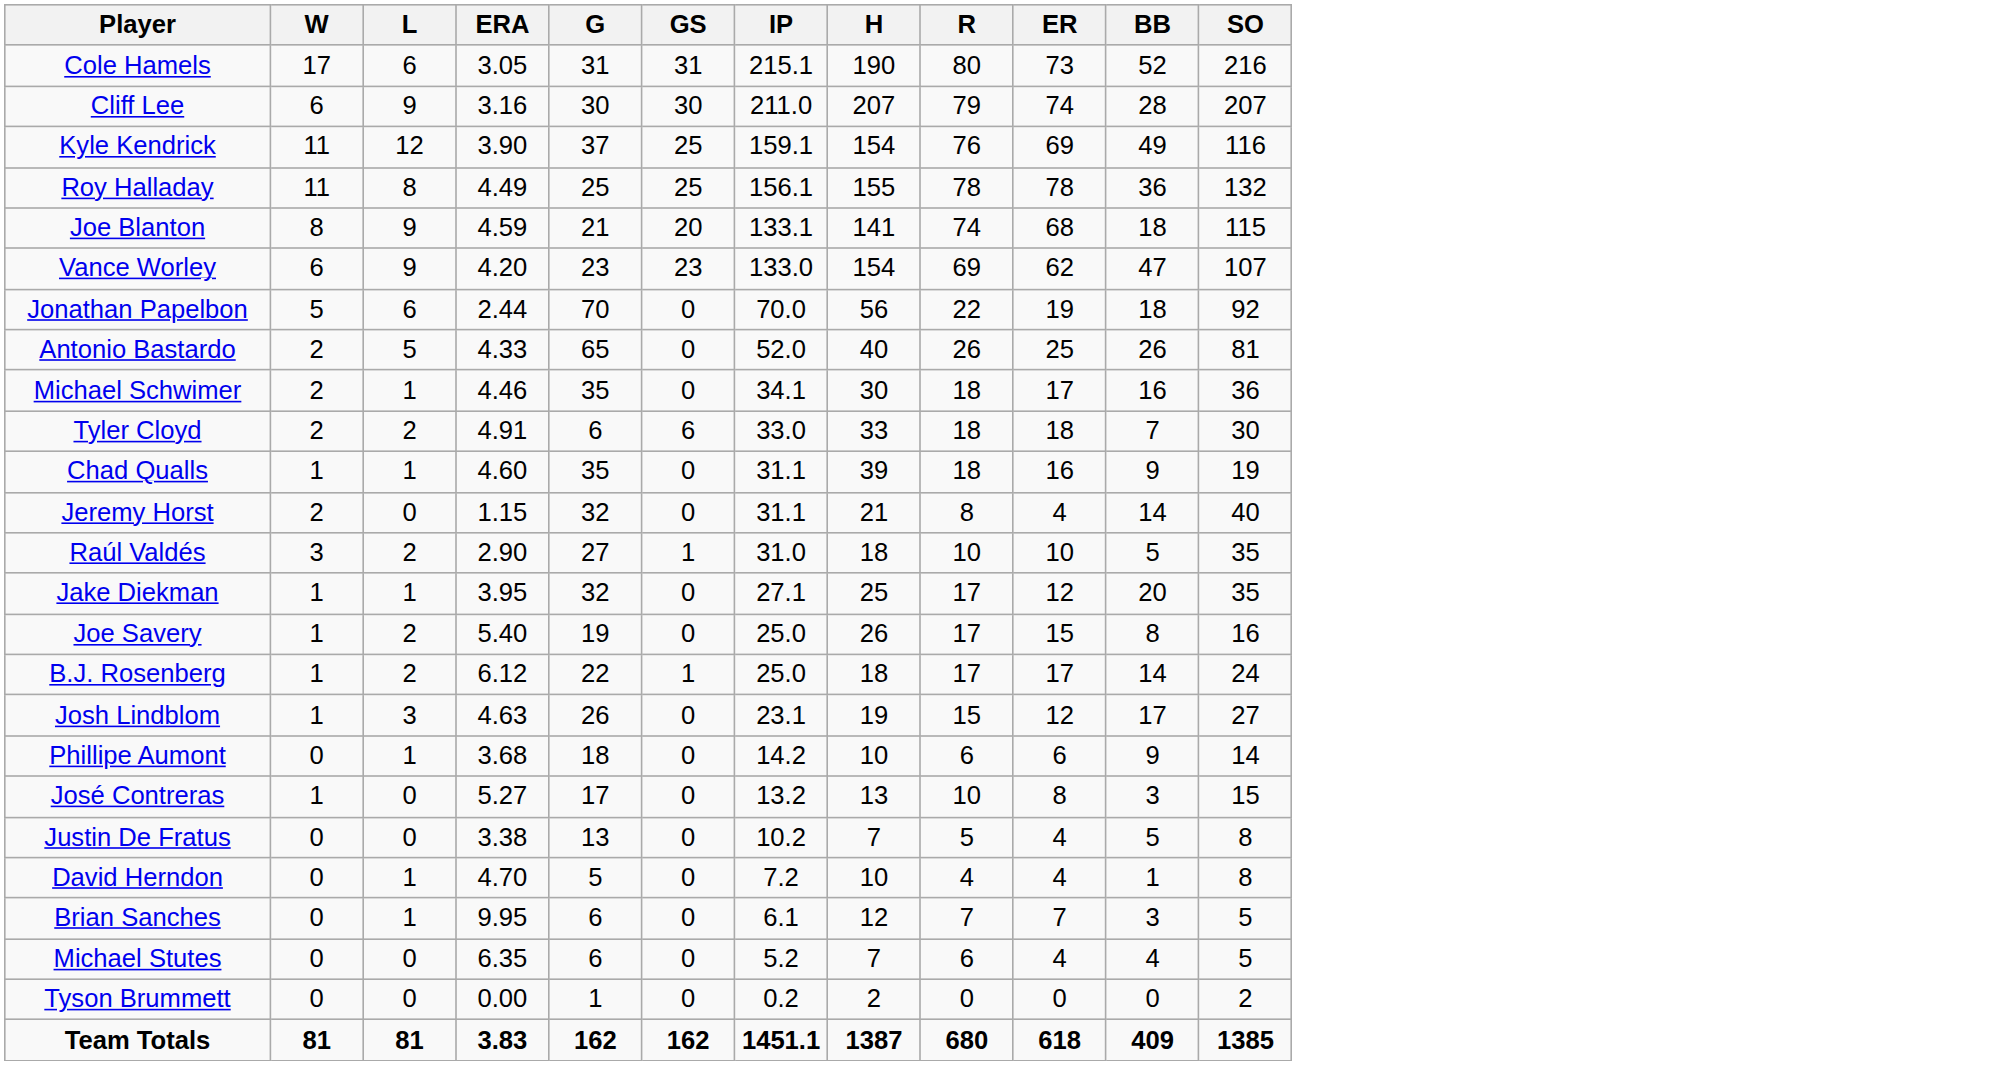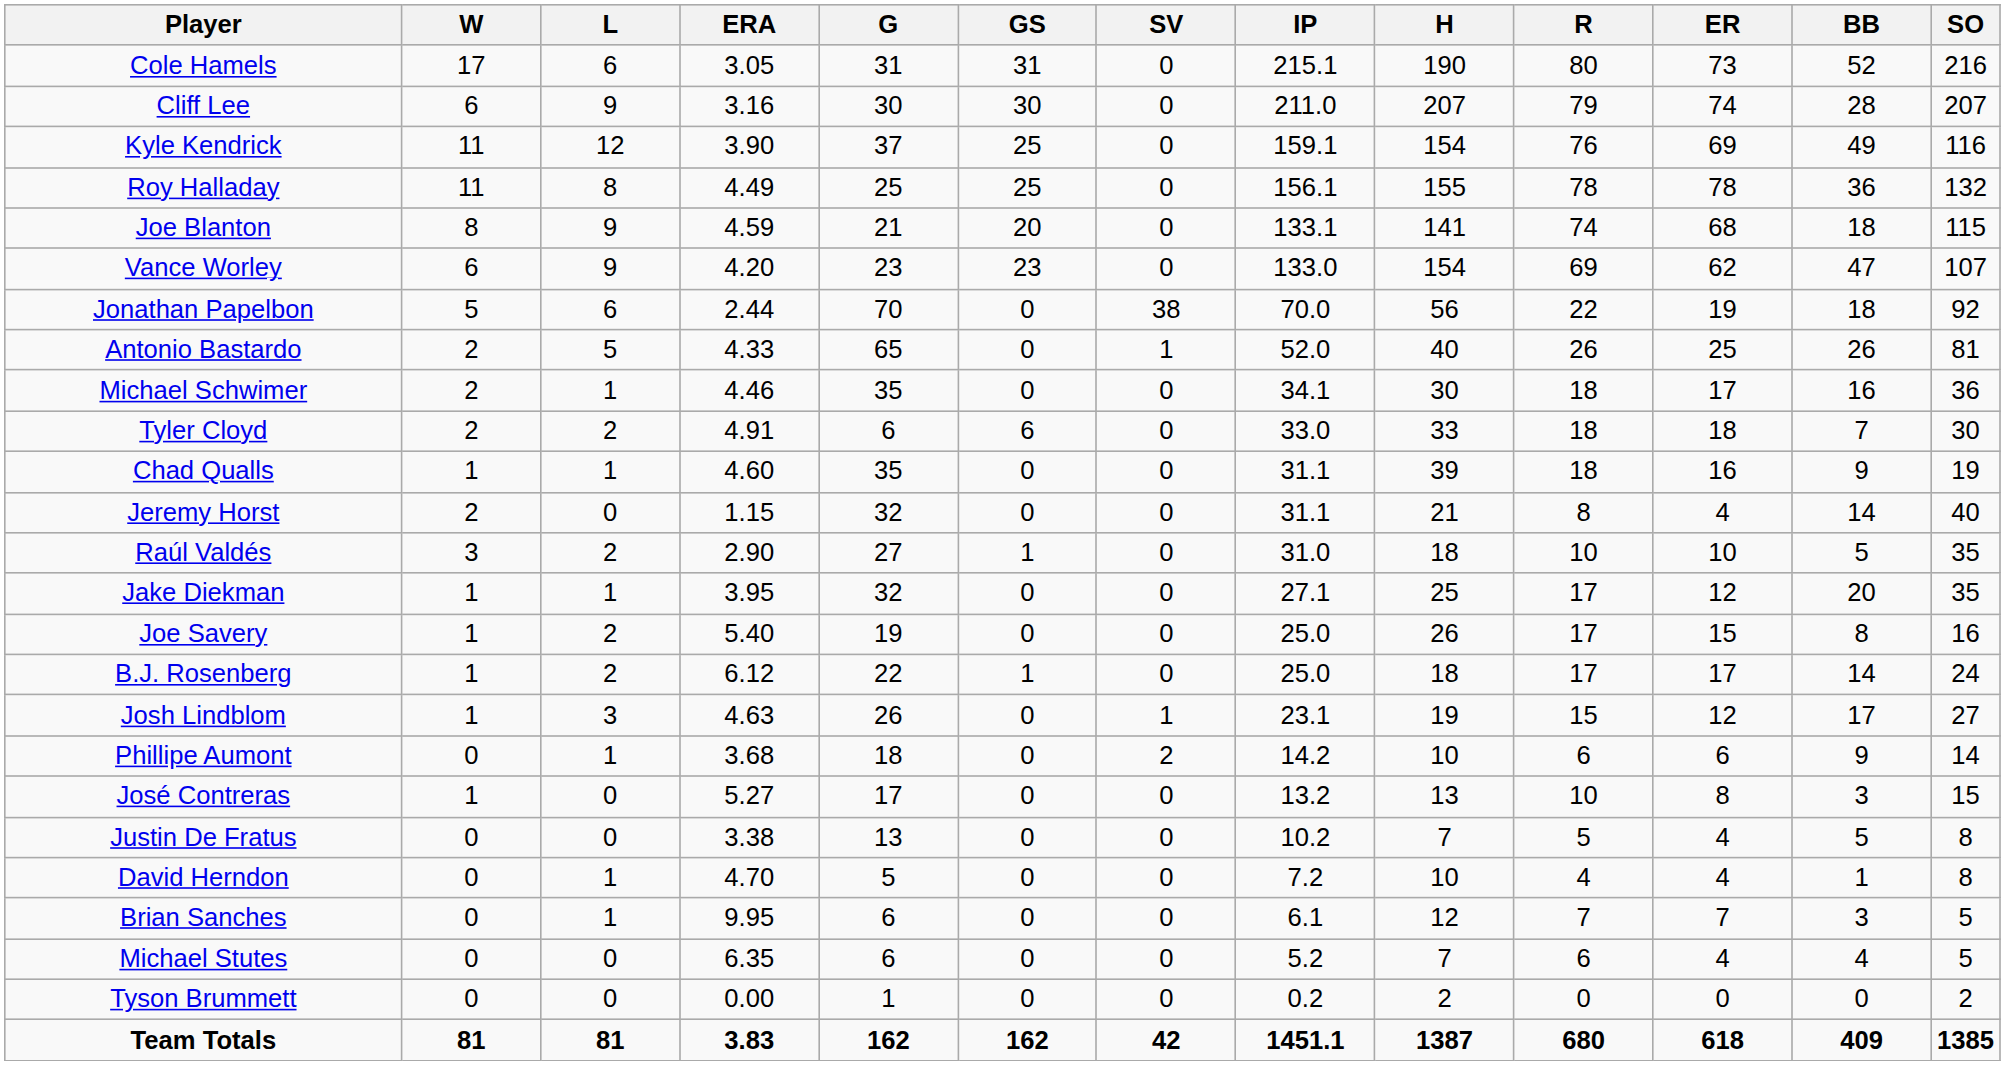+ column: (1166, 24)
